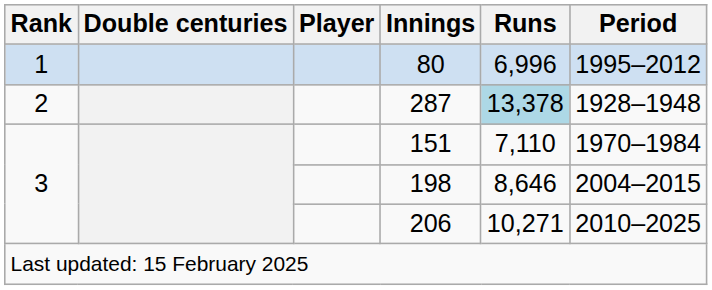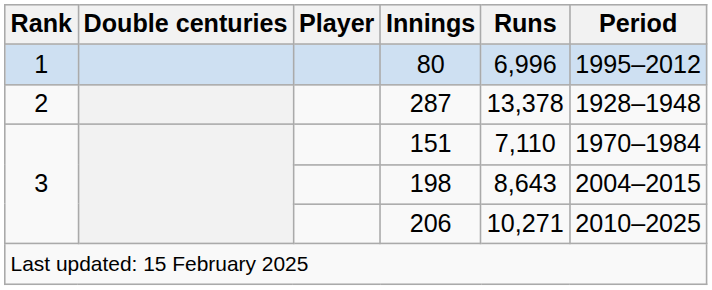(525, 104) lightblue background -> (525, 104) no background
(525, 183) 8,646 -> (525, 183) 8,643
